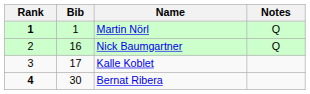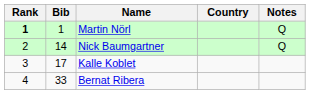+ column: (228, 13)
(75, 47) 16 -> (61, 47) 14
(31, 81) bold -> (25, 81) normal
(75, 81) 30 -> (61, 81) 33
